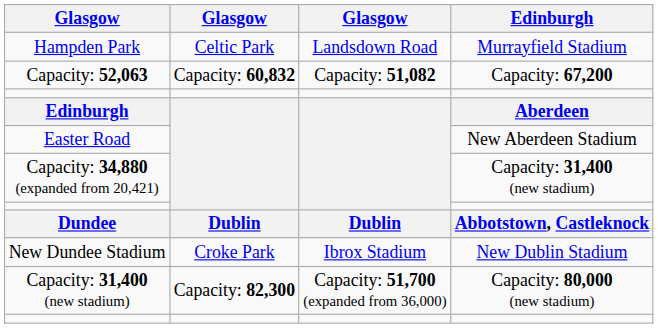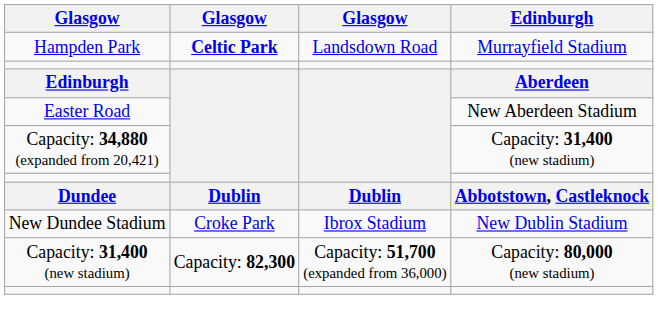(234, 46) normal -> (234, 46) bold
- row: (87, 74)
